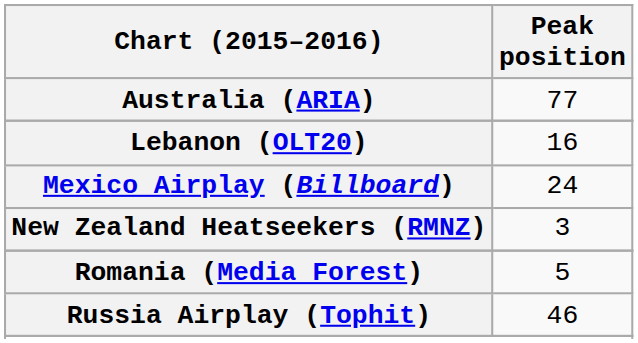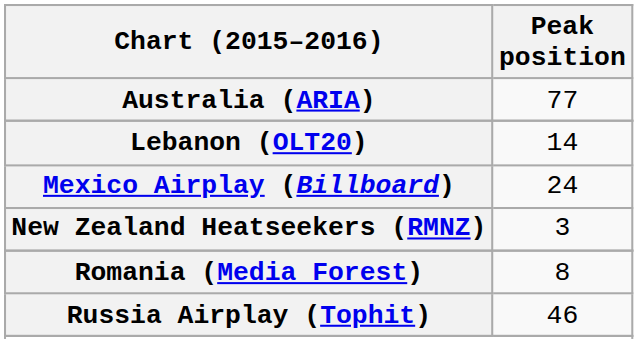(562, 143) 16 -> (562, 143) 14
(562, 272) 5 -> (562, 272) 8
